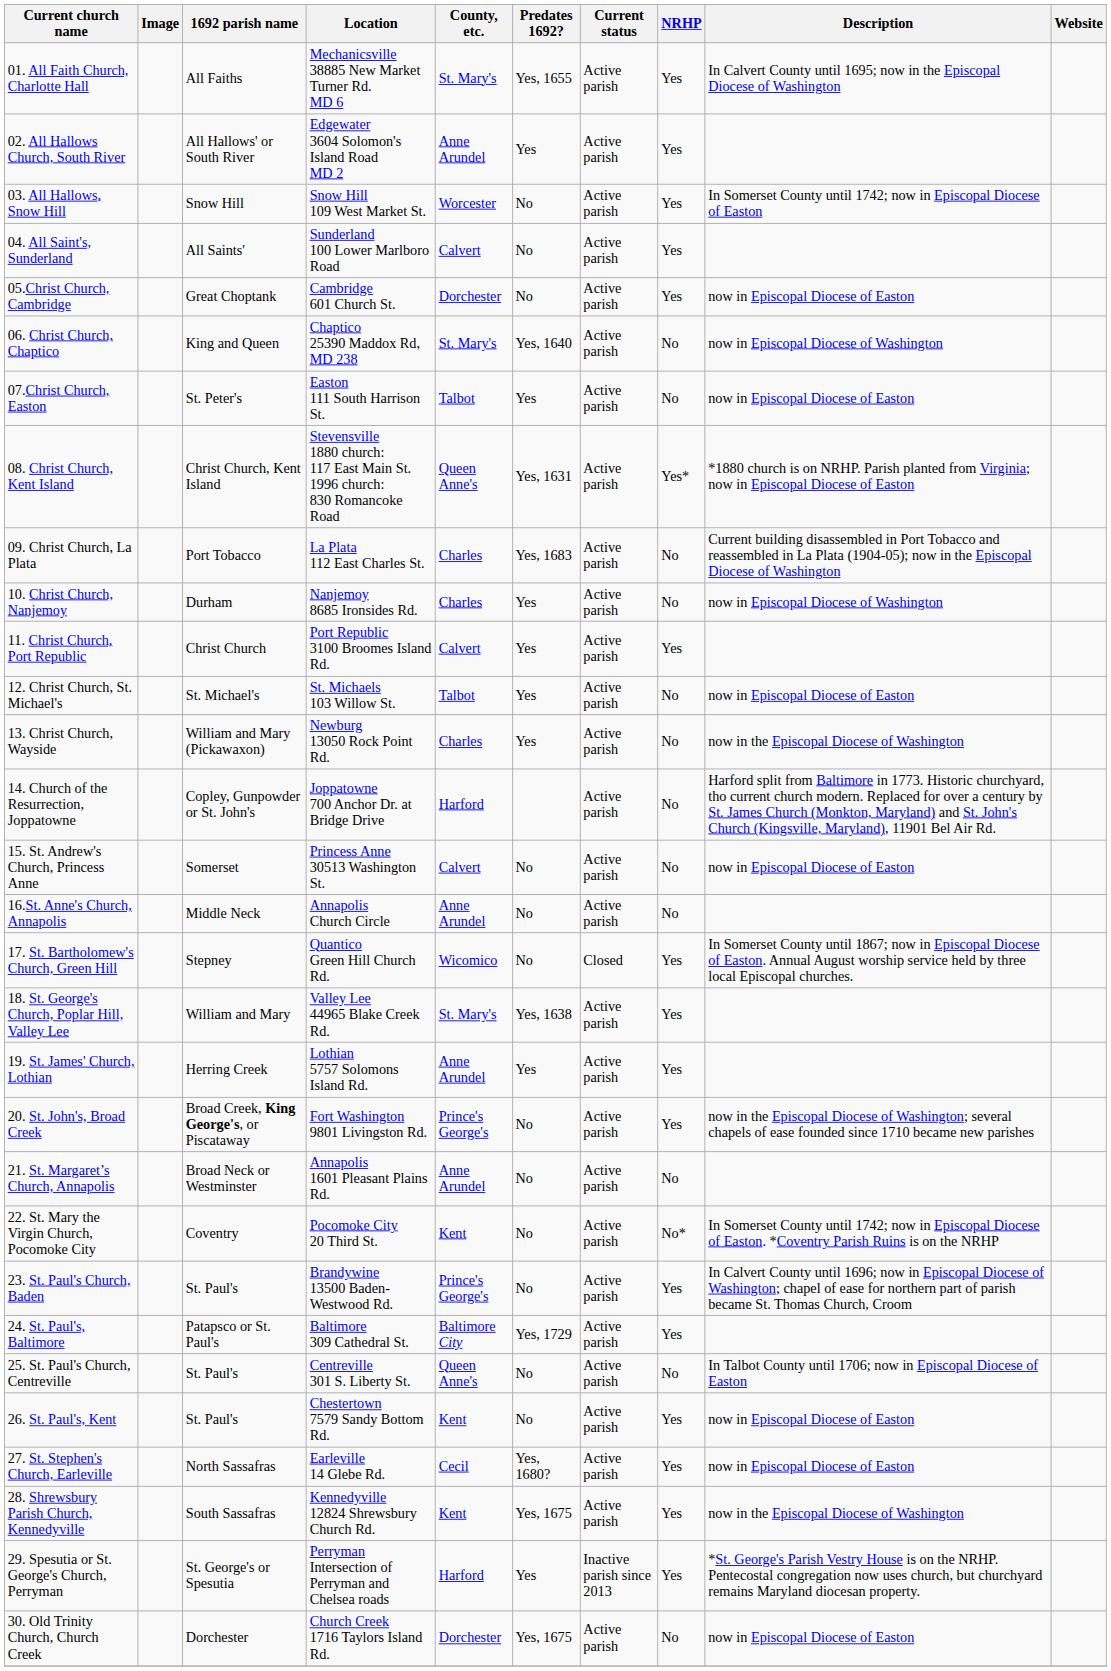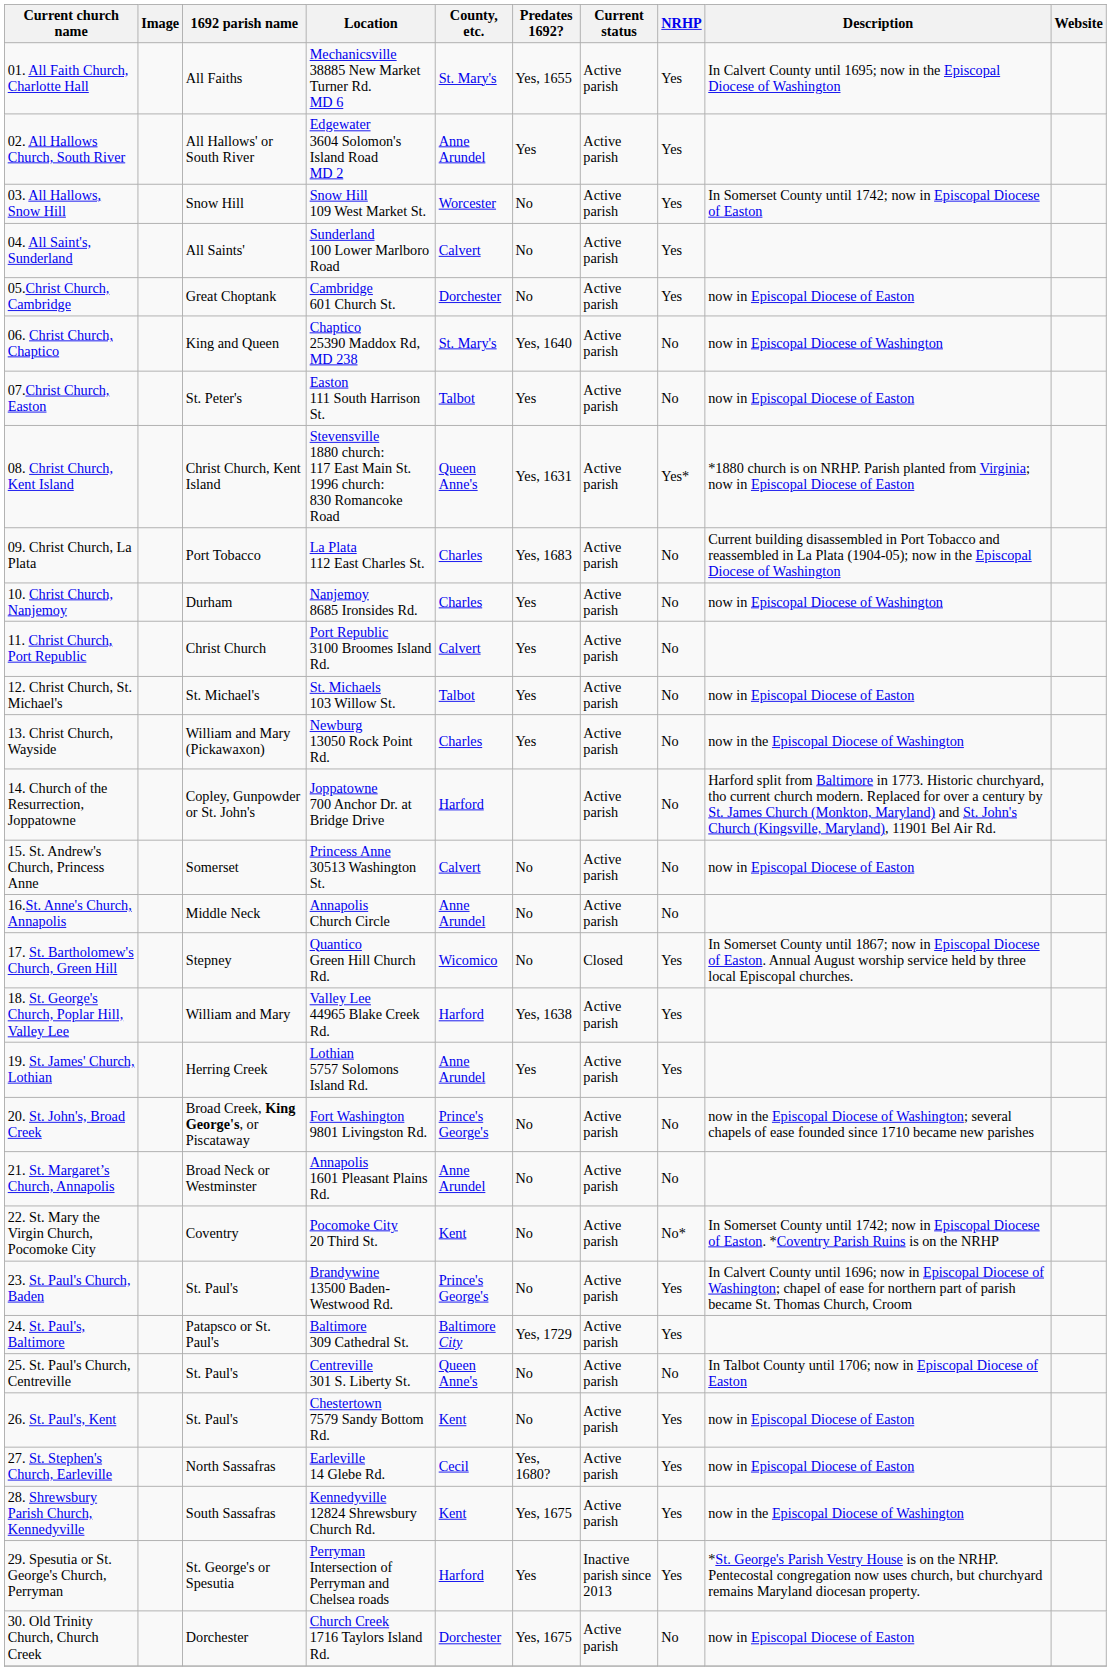(672, 648) Yes -> (670, 648) No
(468, 1015) St. Mary's -> (461, 1015) Harford
(672, 1124) Yes -> (670, 1124) No
